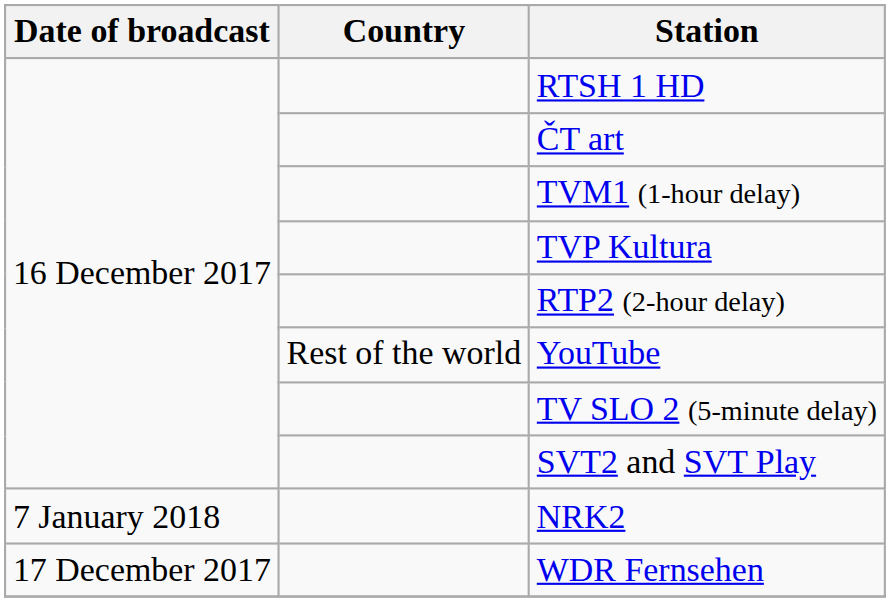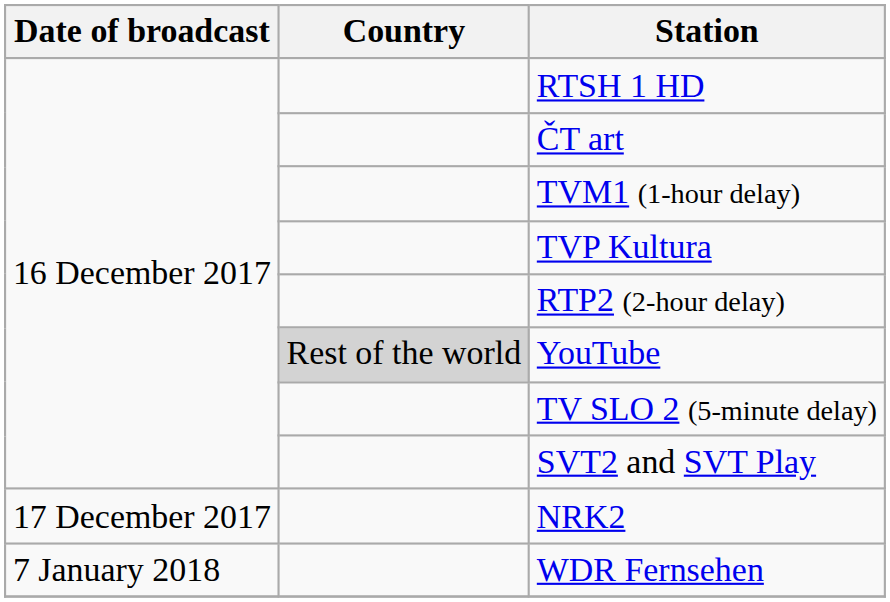(404, 354) no background -> (404, 354) lightgrey background
(117, 515) 7 January 2018 -> (142, 515) 17 December 2017
(142, 569) 17 December 2017 -> (117, 569) 7 January 2018
